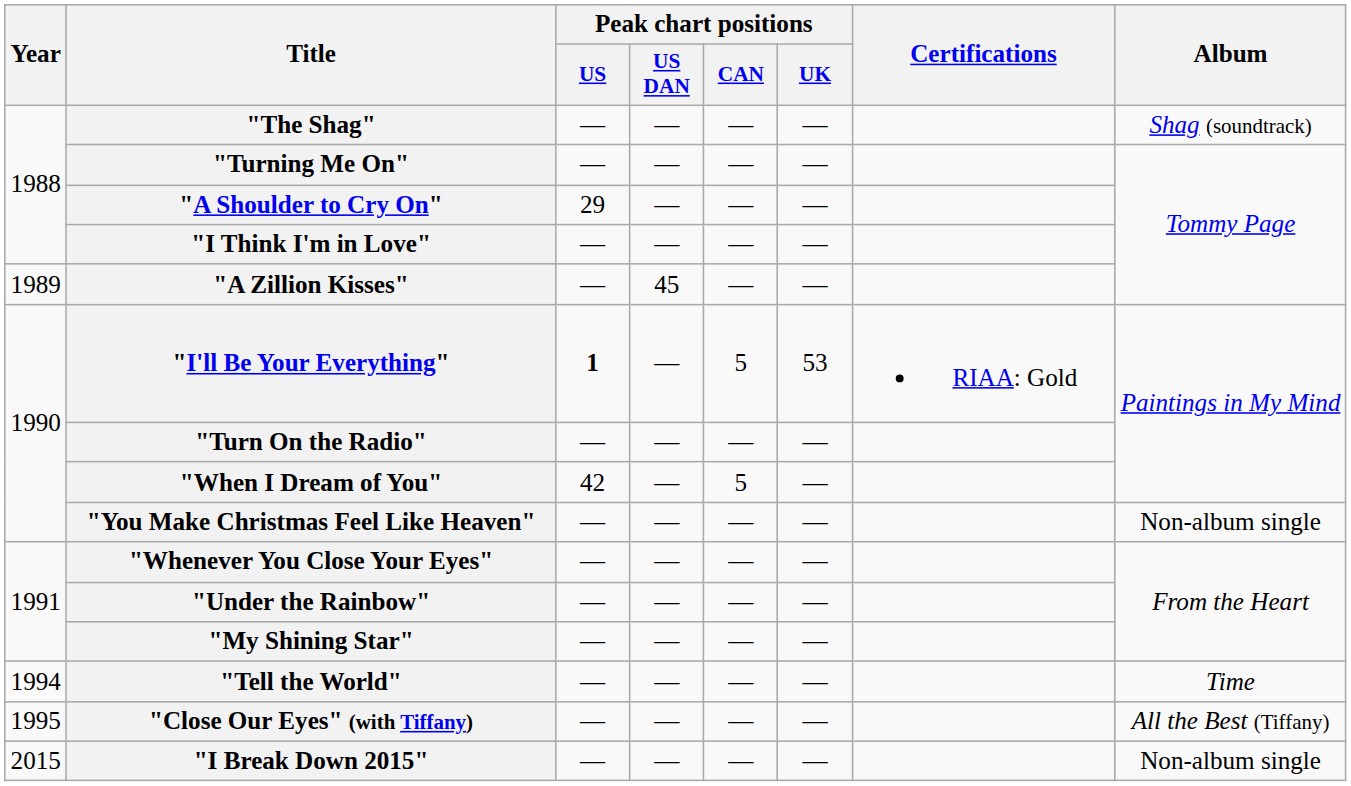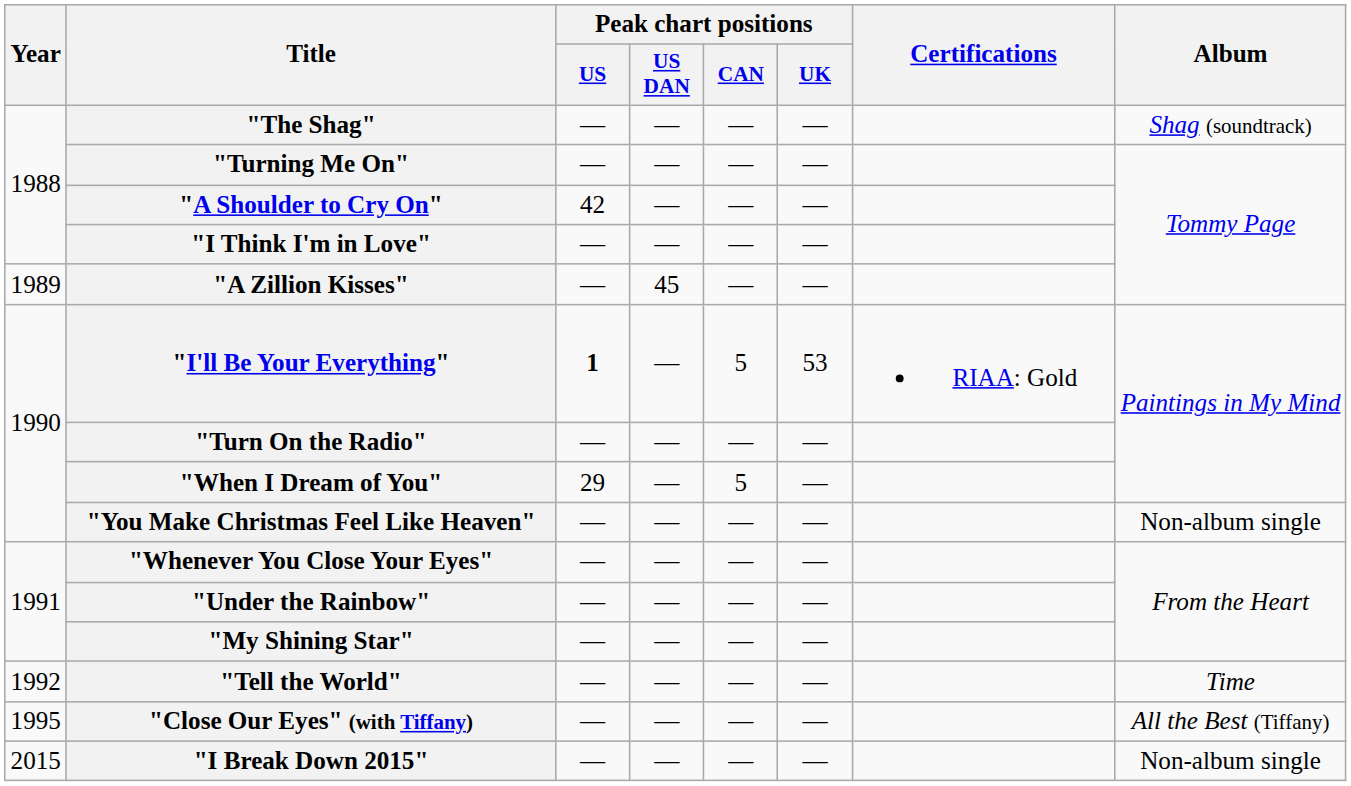(593, 204) 29 -> (593, 204) 42
(593, 481) 42 -> (593, 481) 29
(36, 681) 1994 -> (36, 681) 1992
